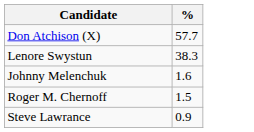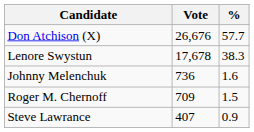+ column: (196, 14)
